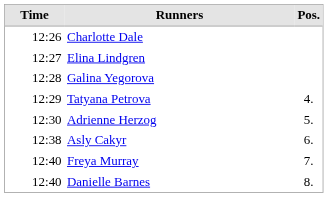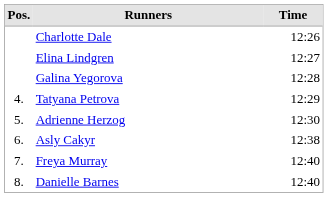columns swapped: (309, 15) <-> (35, 15)
